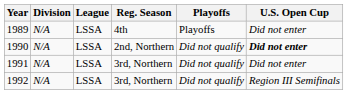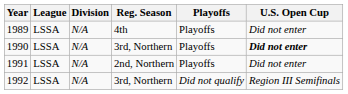columns swapped: (52, 13) <-> (92, 13)
(144, 47) 2nd, Northern -> (143, 47) 3rd, Northern
(211, 47) Did not qualify -> (197, 47) Playoffs
(143, 64) 3rd, Northern -> (144, 64) 2nd, Northern
(211, 64) Did not qualify -> (197, 64) Playoffs
